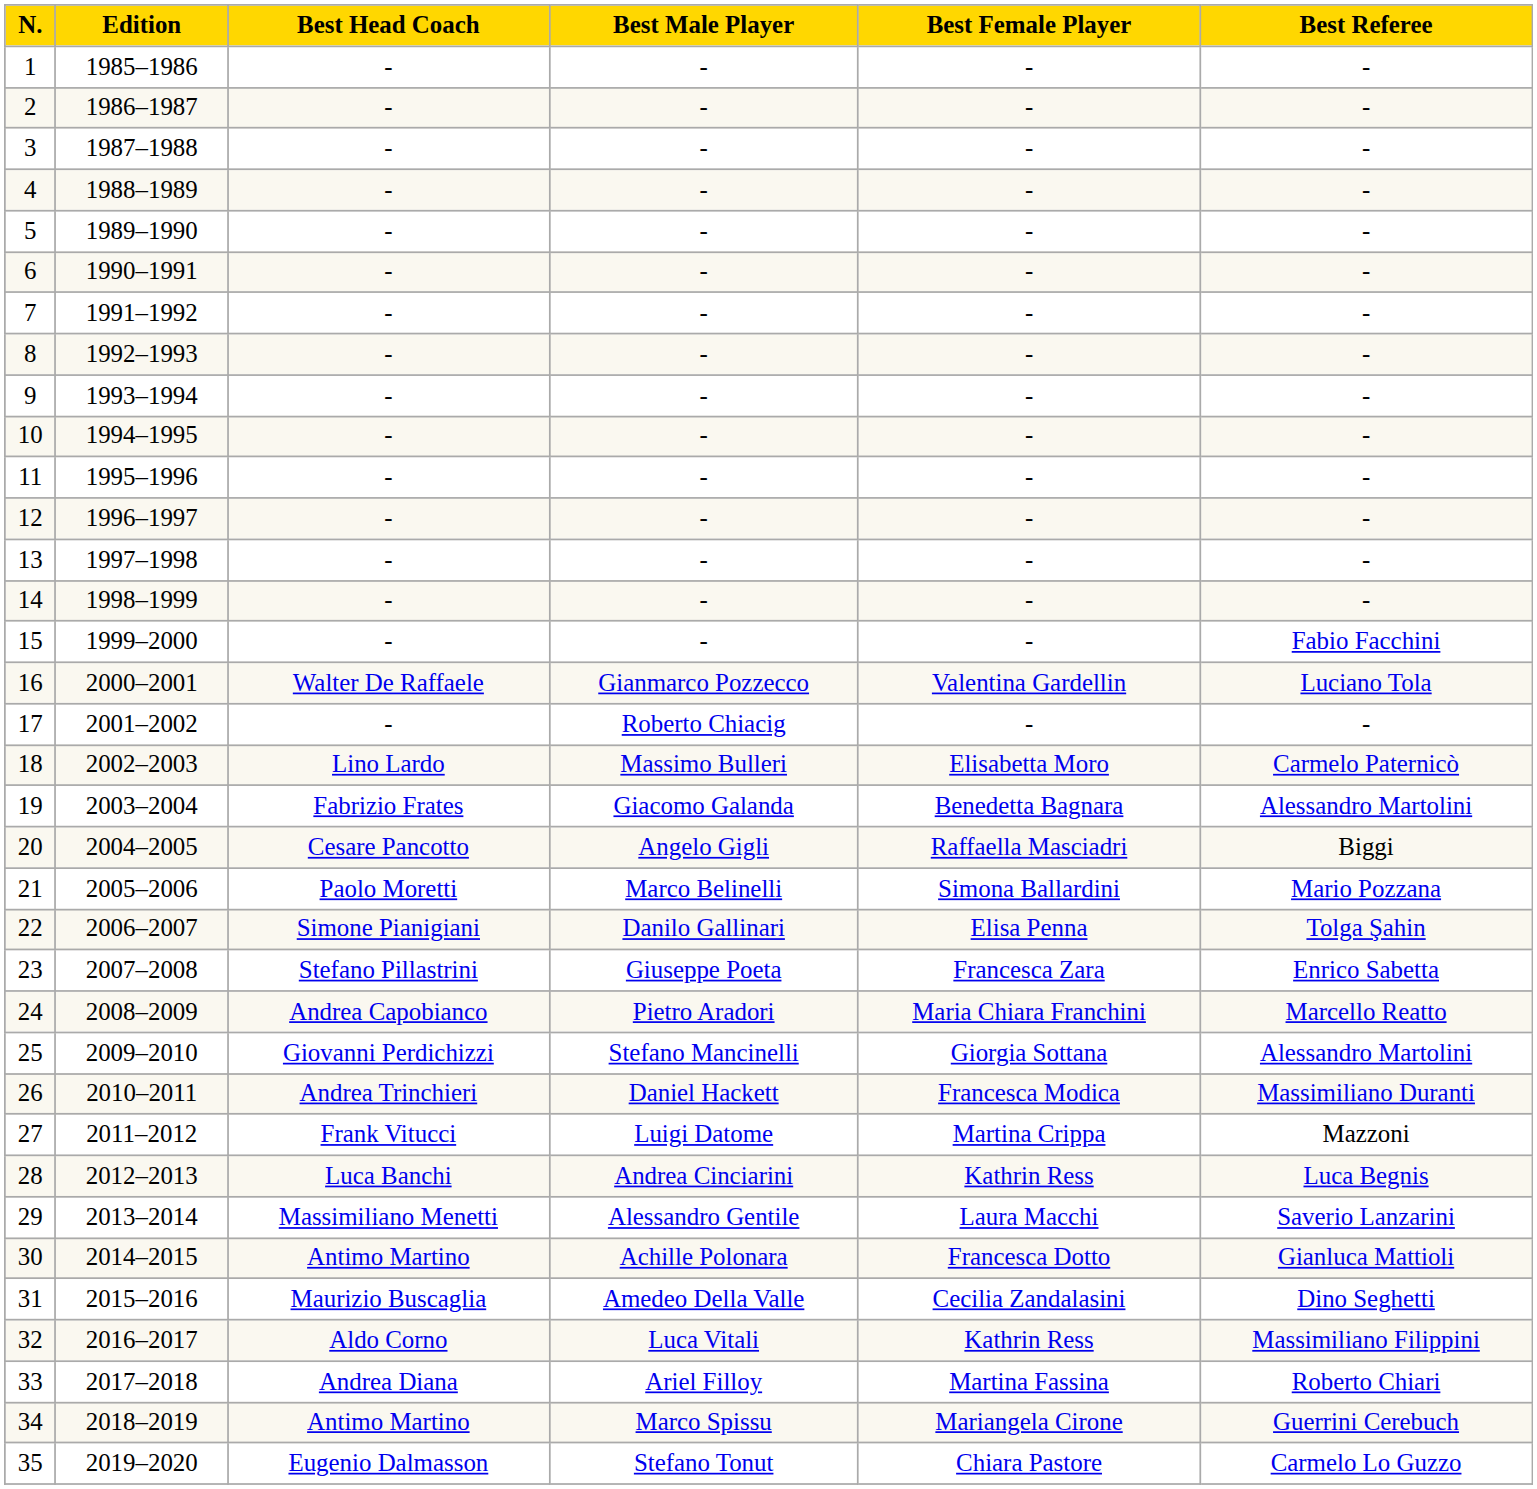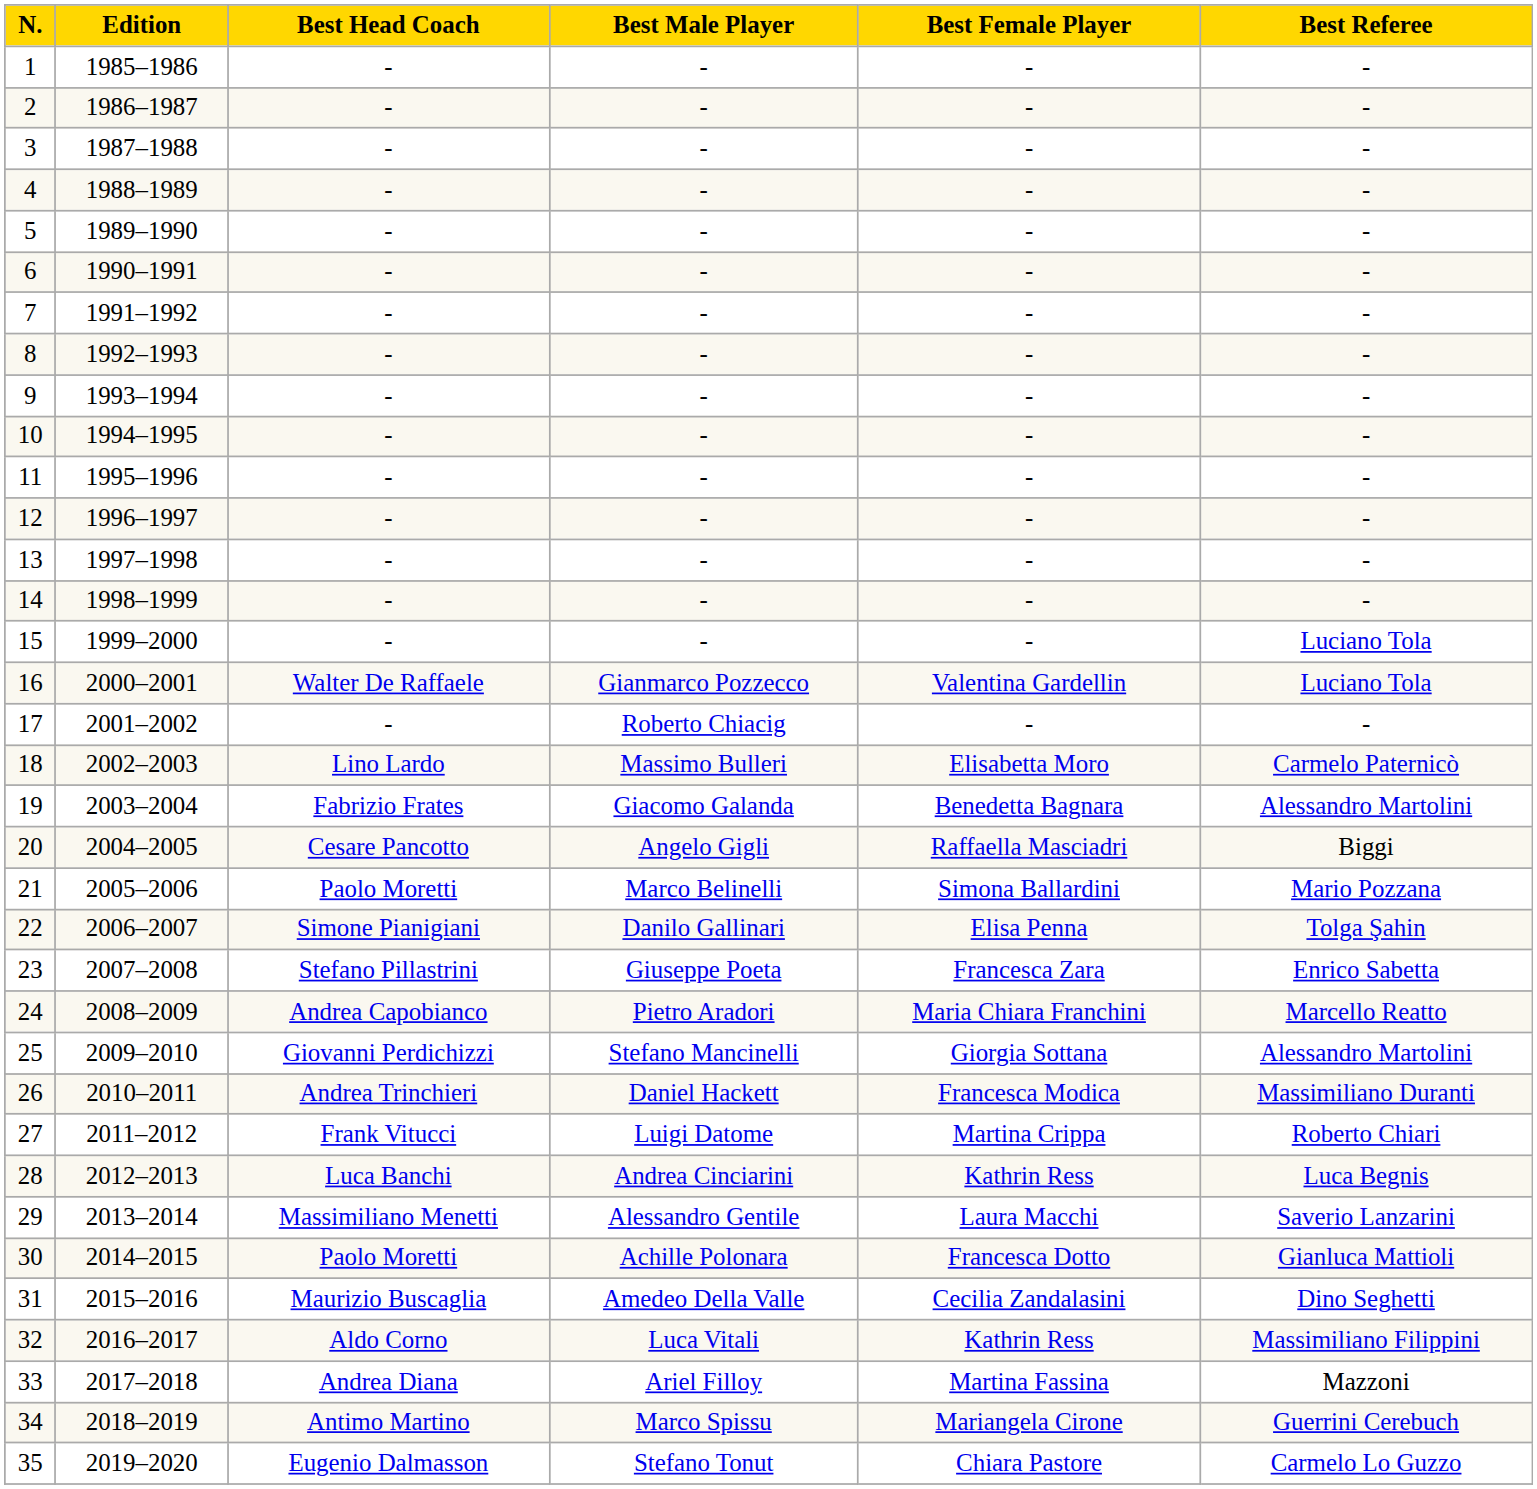(1366, 641) Fabio Facchini -> (1366, 641) Luciano Tola
(1366, 1134) Mazzoni -> (1366, 1134) Roberto Chiari
(388, 1258) Antimo Martino -> (388, 1258) Paolo Moretti
(1366, 1381) Roberto Chiari -> (1366, 1381) Mazzoni
